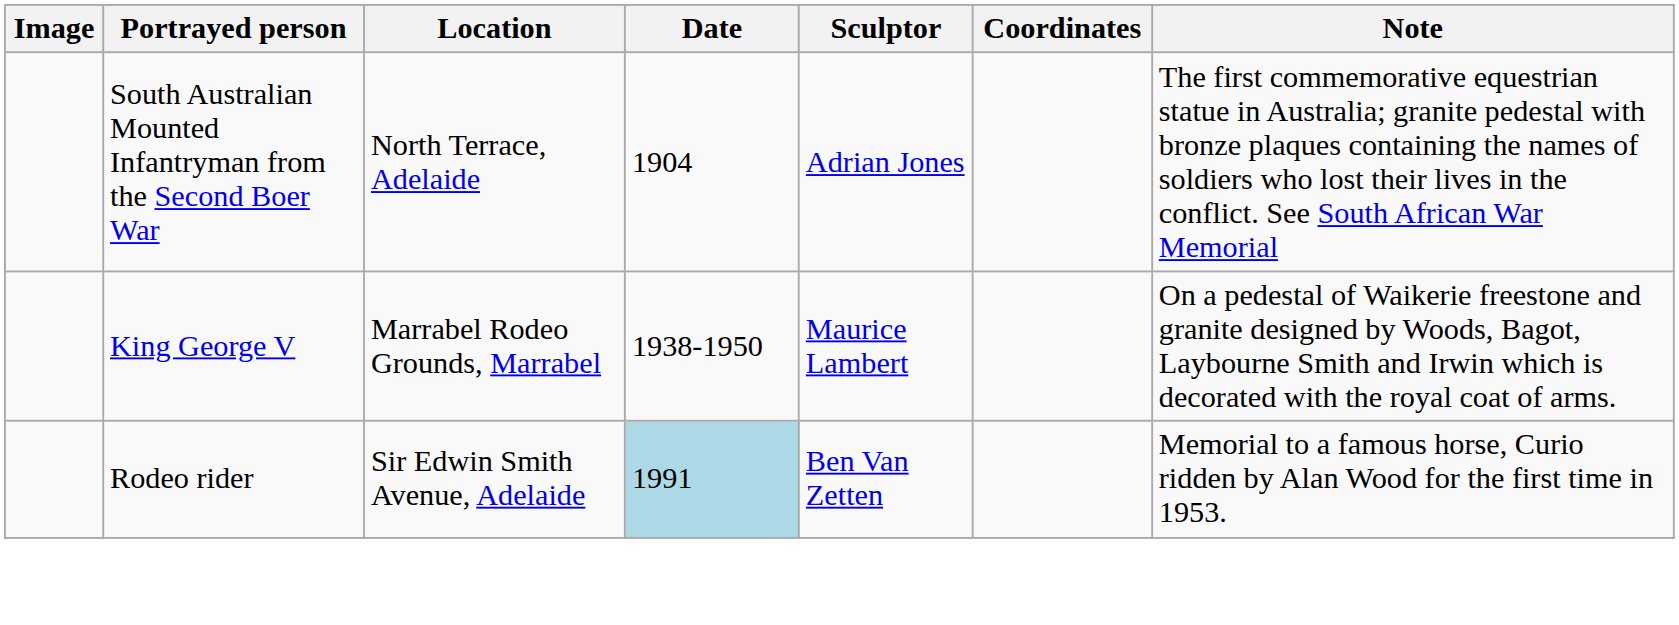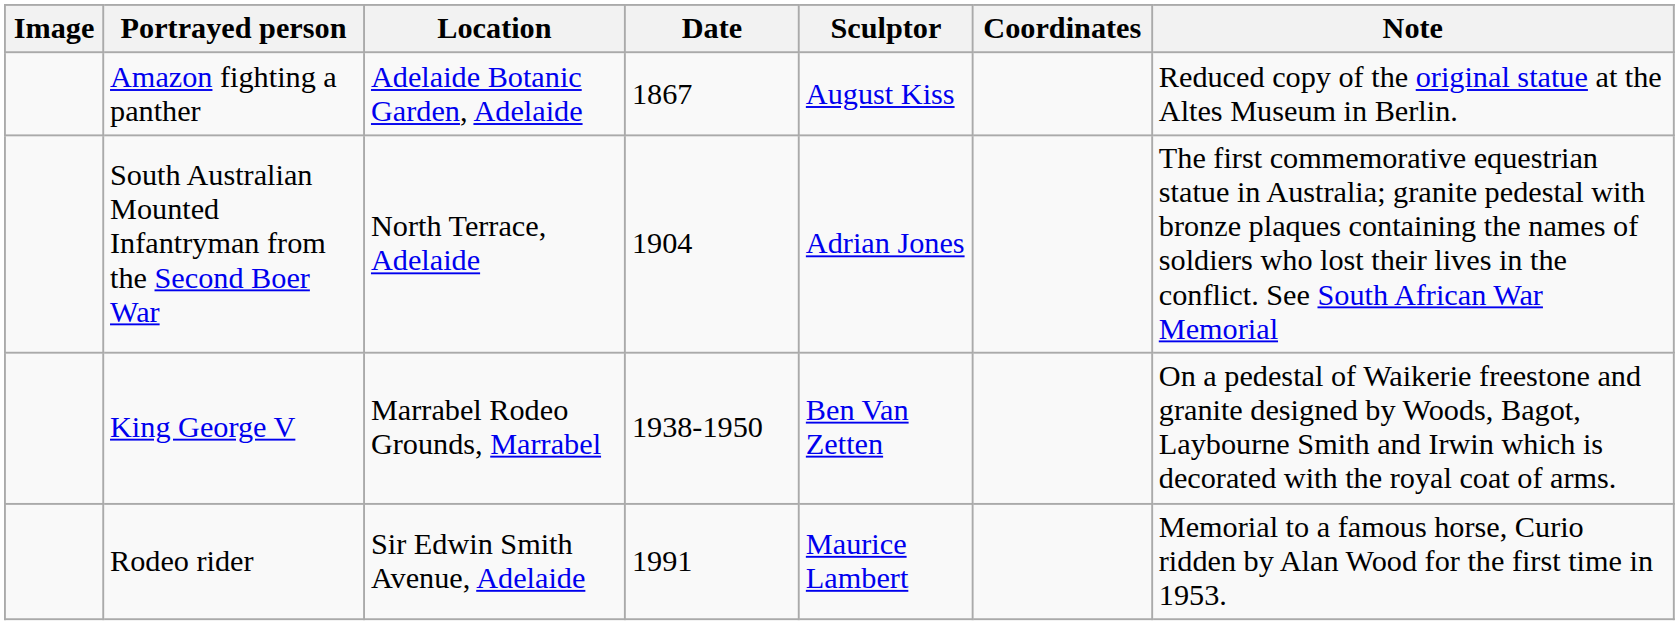+ row: (223, 93)
(857, 345) Maurice Lambert -> (857, 427) Ben Van Zetten
(662, 478) lightblue background -> (662, 560) no background
(857, 478) Ben Van Zetten -> (857, 560) Maurice Lambert
